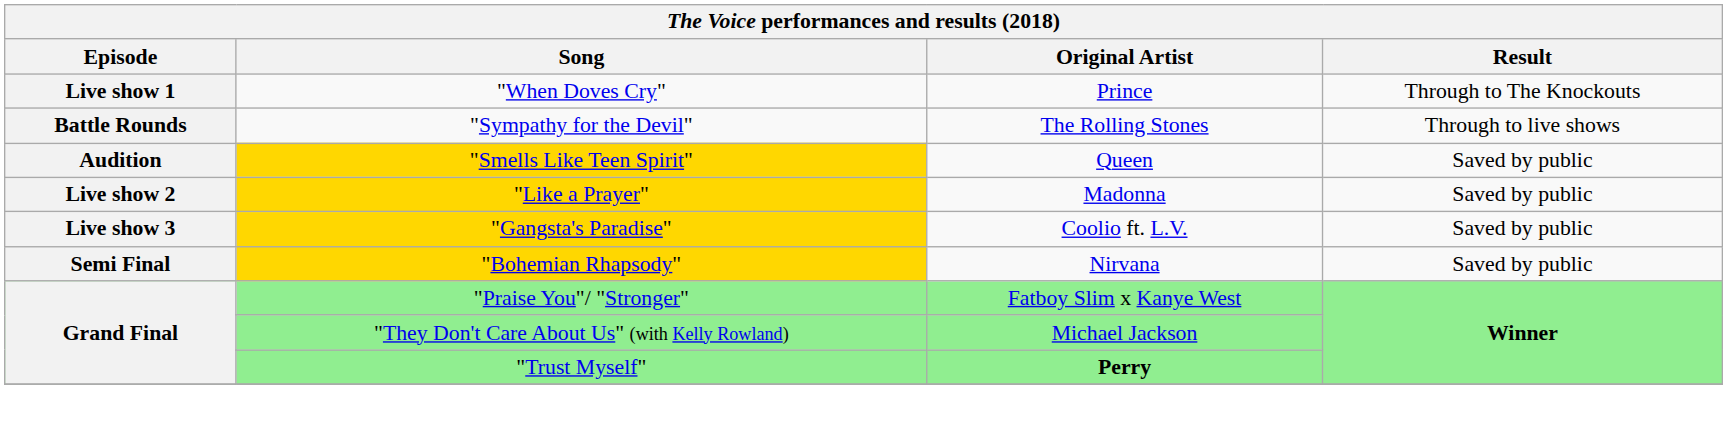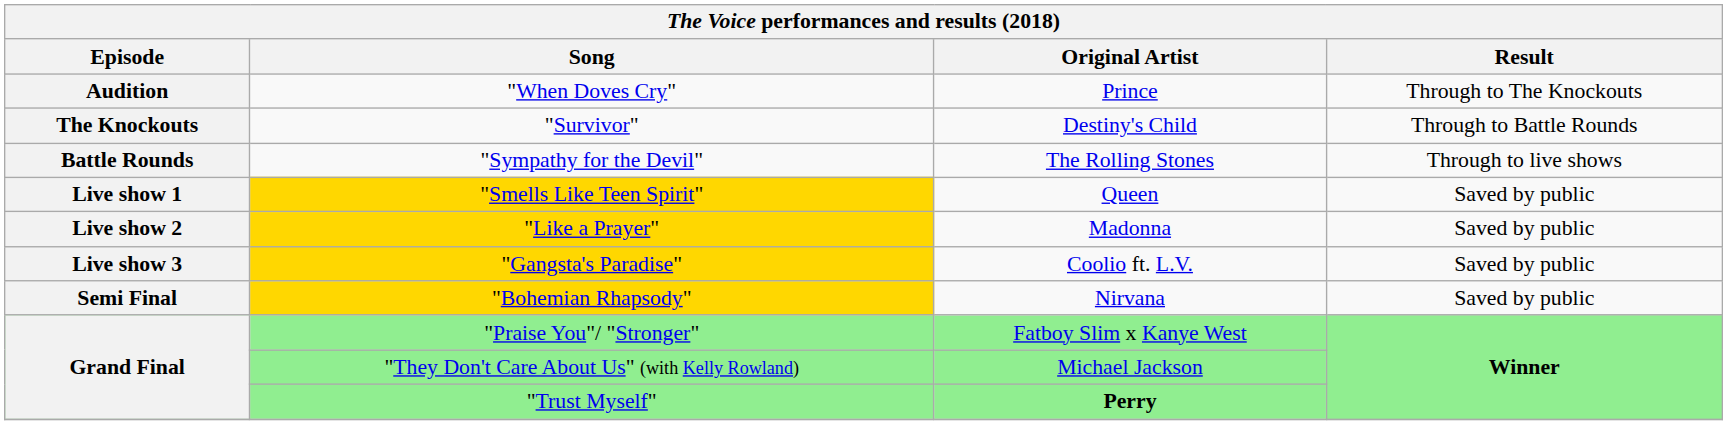(120, 90) Live show 1 -> (127, 90) Audition
+ row: (592, 125)
(120, 159) Audition -> (127, 194) Live show 1
